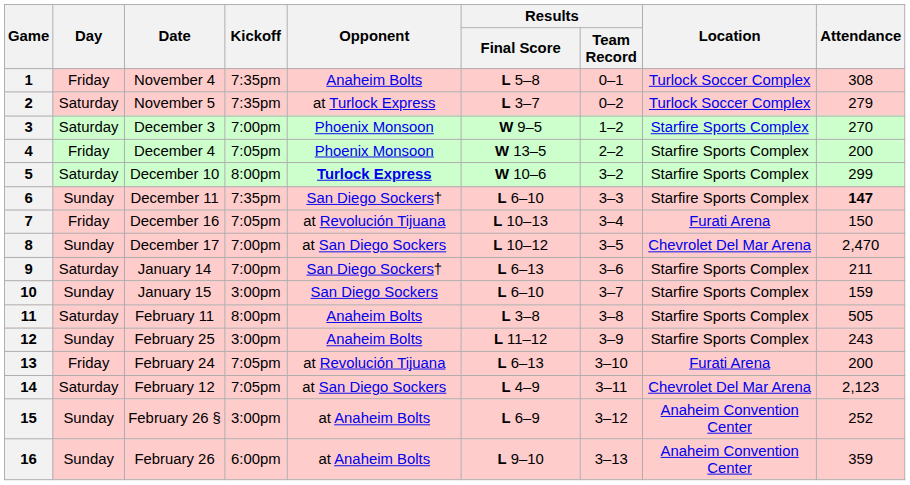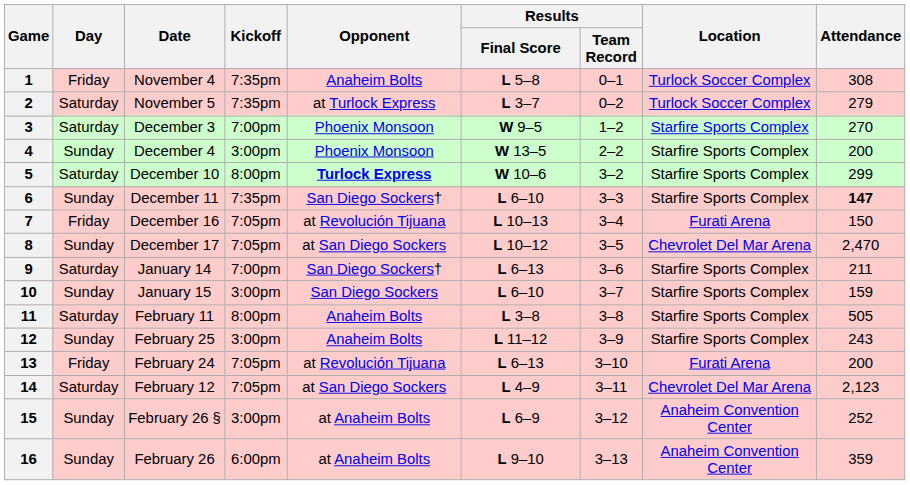(89, 151) Friday -> (89, 151) Sunday
(256, 151) 7:05pm -> (256, 151) 3:00pm
(256, 245) 7:00pm -> (256, 245) 7:05pm
